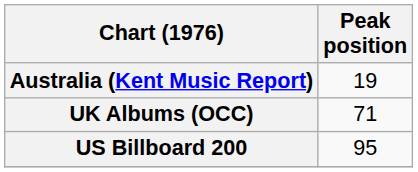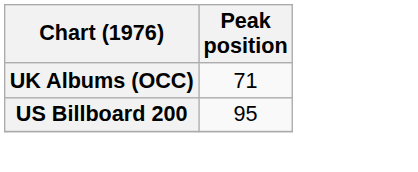- row: (161, 80)
